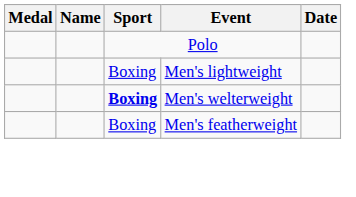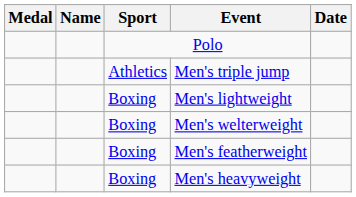+ row: (232, 71)
(133, 98) bold -> (132, 125) normal
+ row: (238, 178)
